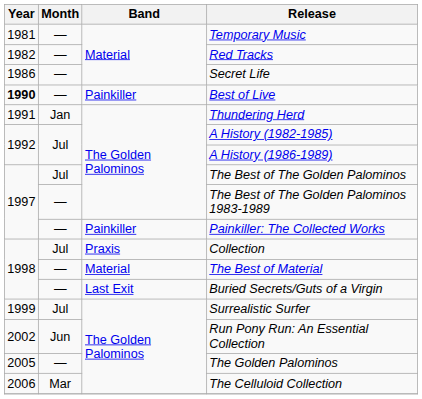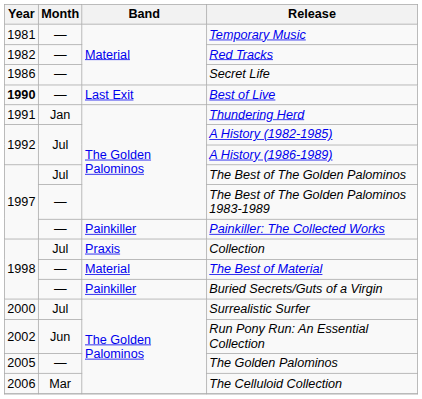(111, 94) Painkiller -> (109, 94) Last Exit
(109, 289) Last Exit -> (111, 289) Painkiller
(21, 309) 1999 -> (21, 309) 2000
